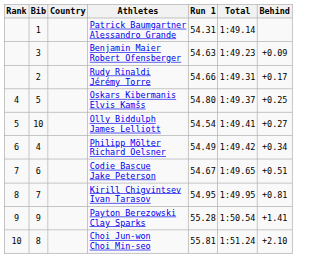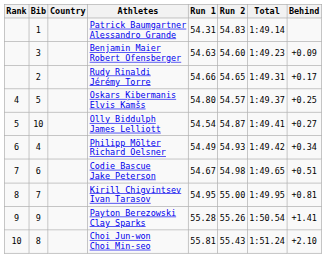+ column: (233, 11)
